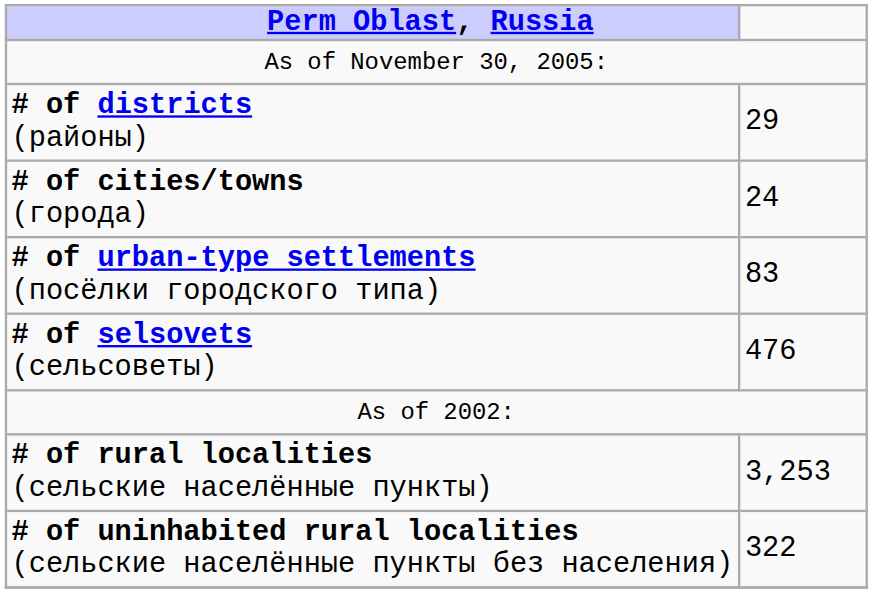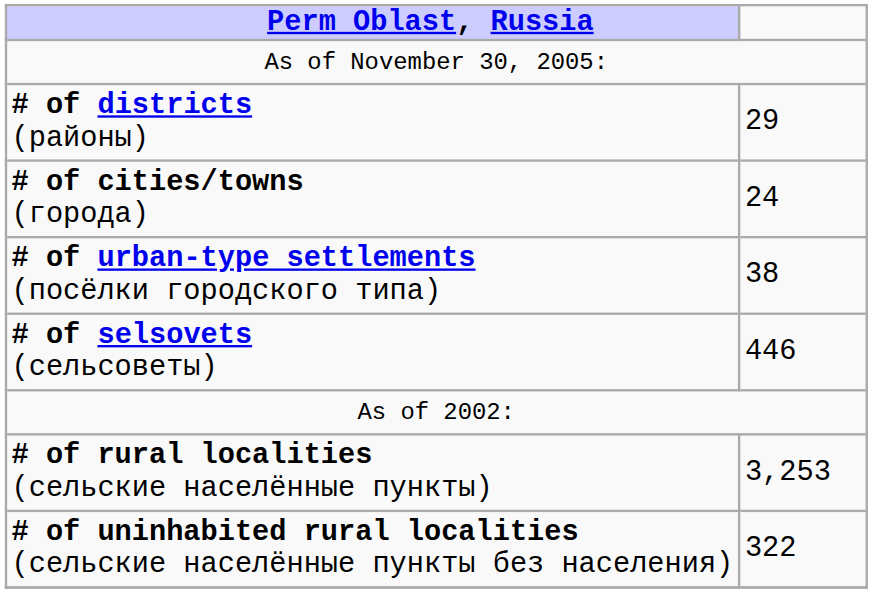(762, 275) 83 -> (762, 275) 38
(771, 352) 476 -> (771, 352) 446
